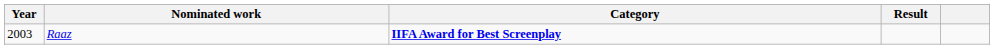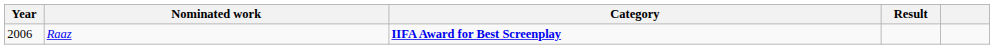(20, 34) 2003 -> (20, 34) 2006
